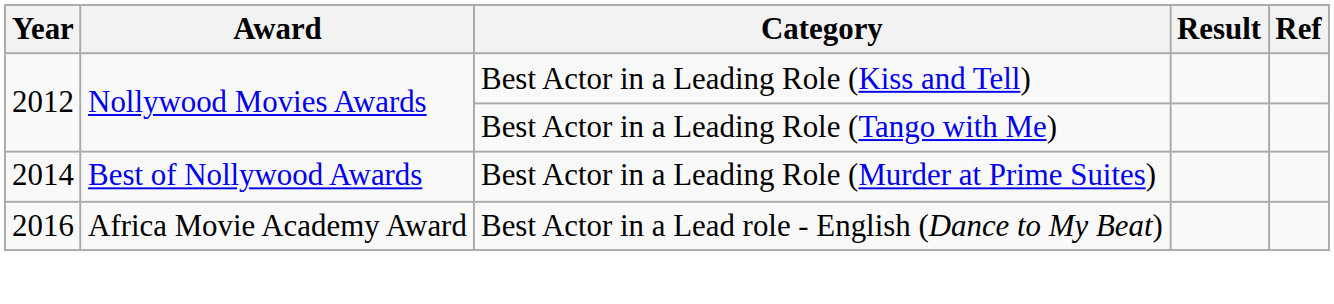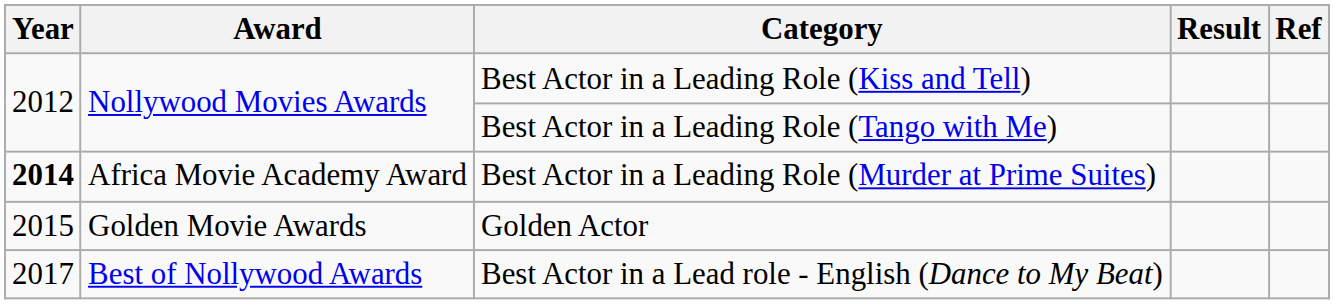(43, 175) normal -> (43, 175) bold
(255, 175) Best of Nollywood Awards -> (277, 175) Africa Movie Academy Award
+ row: (565, 224)
(43, 224) 2016 -> (43, 273) 2017
(277, 224) Africa Movie Academy Award -> (255, 273) Best of Nollywood Awards
